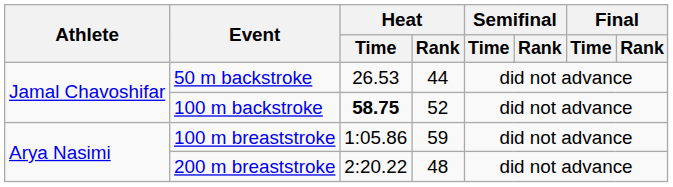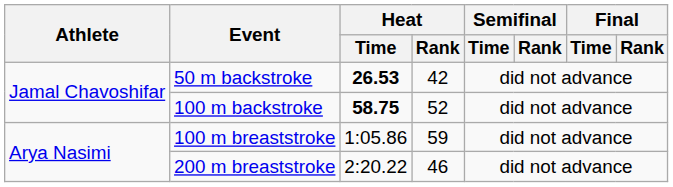(376, 78) normal -> (376, 78) bold
(438, 78) 44 -> (438, 78) 42
(438, 167) 48 -> (438, 167) 46
